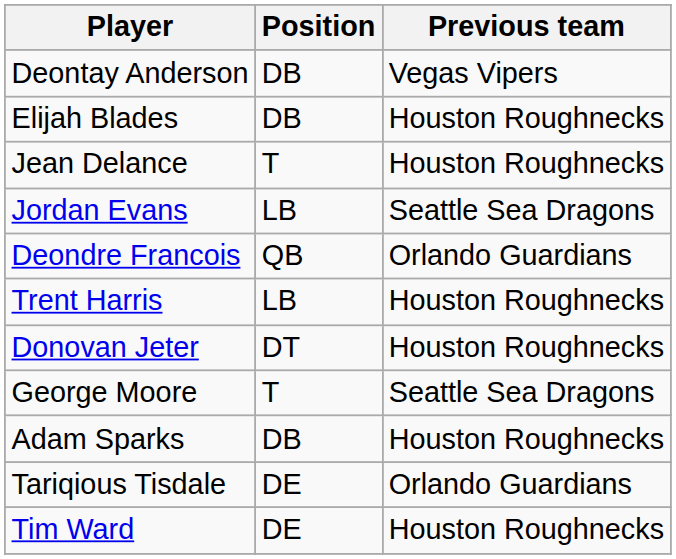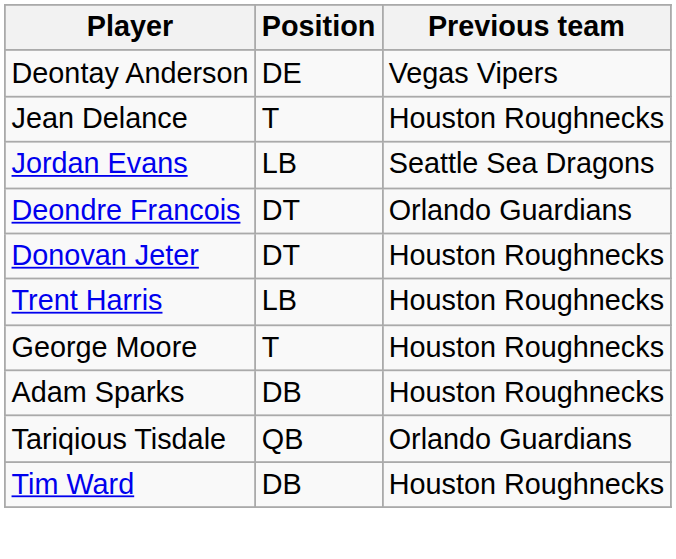(282, 73) DB -> (282, 73) DE
- row: (95, 118)
(283, 255) QB -> (281, 210) DT
rows swapped: (87, 301) <-> (105, 347)
(522, 392) Seattle Sea Dragons -> (526, 347) Houston Roughnecks
(282, 484) DE -> (283, 438) QB
(282, 529) DE -> (282, 484) DB
